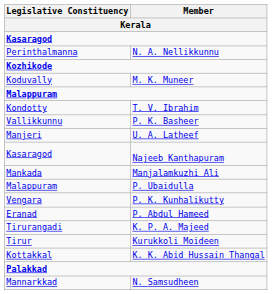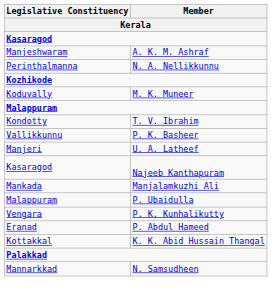+ row: (171, 53)
- row: (171, 228)
- row: (176, 241)
